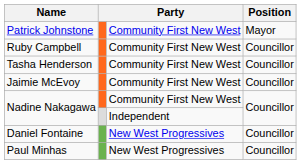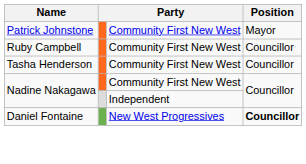- row: (43, 82)
(270, 133) normal -> (272, 116) bold
- row: (37, 151)
